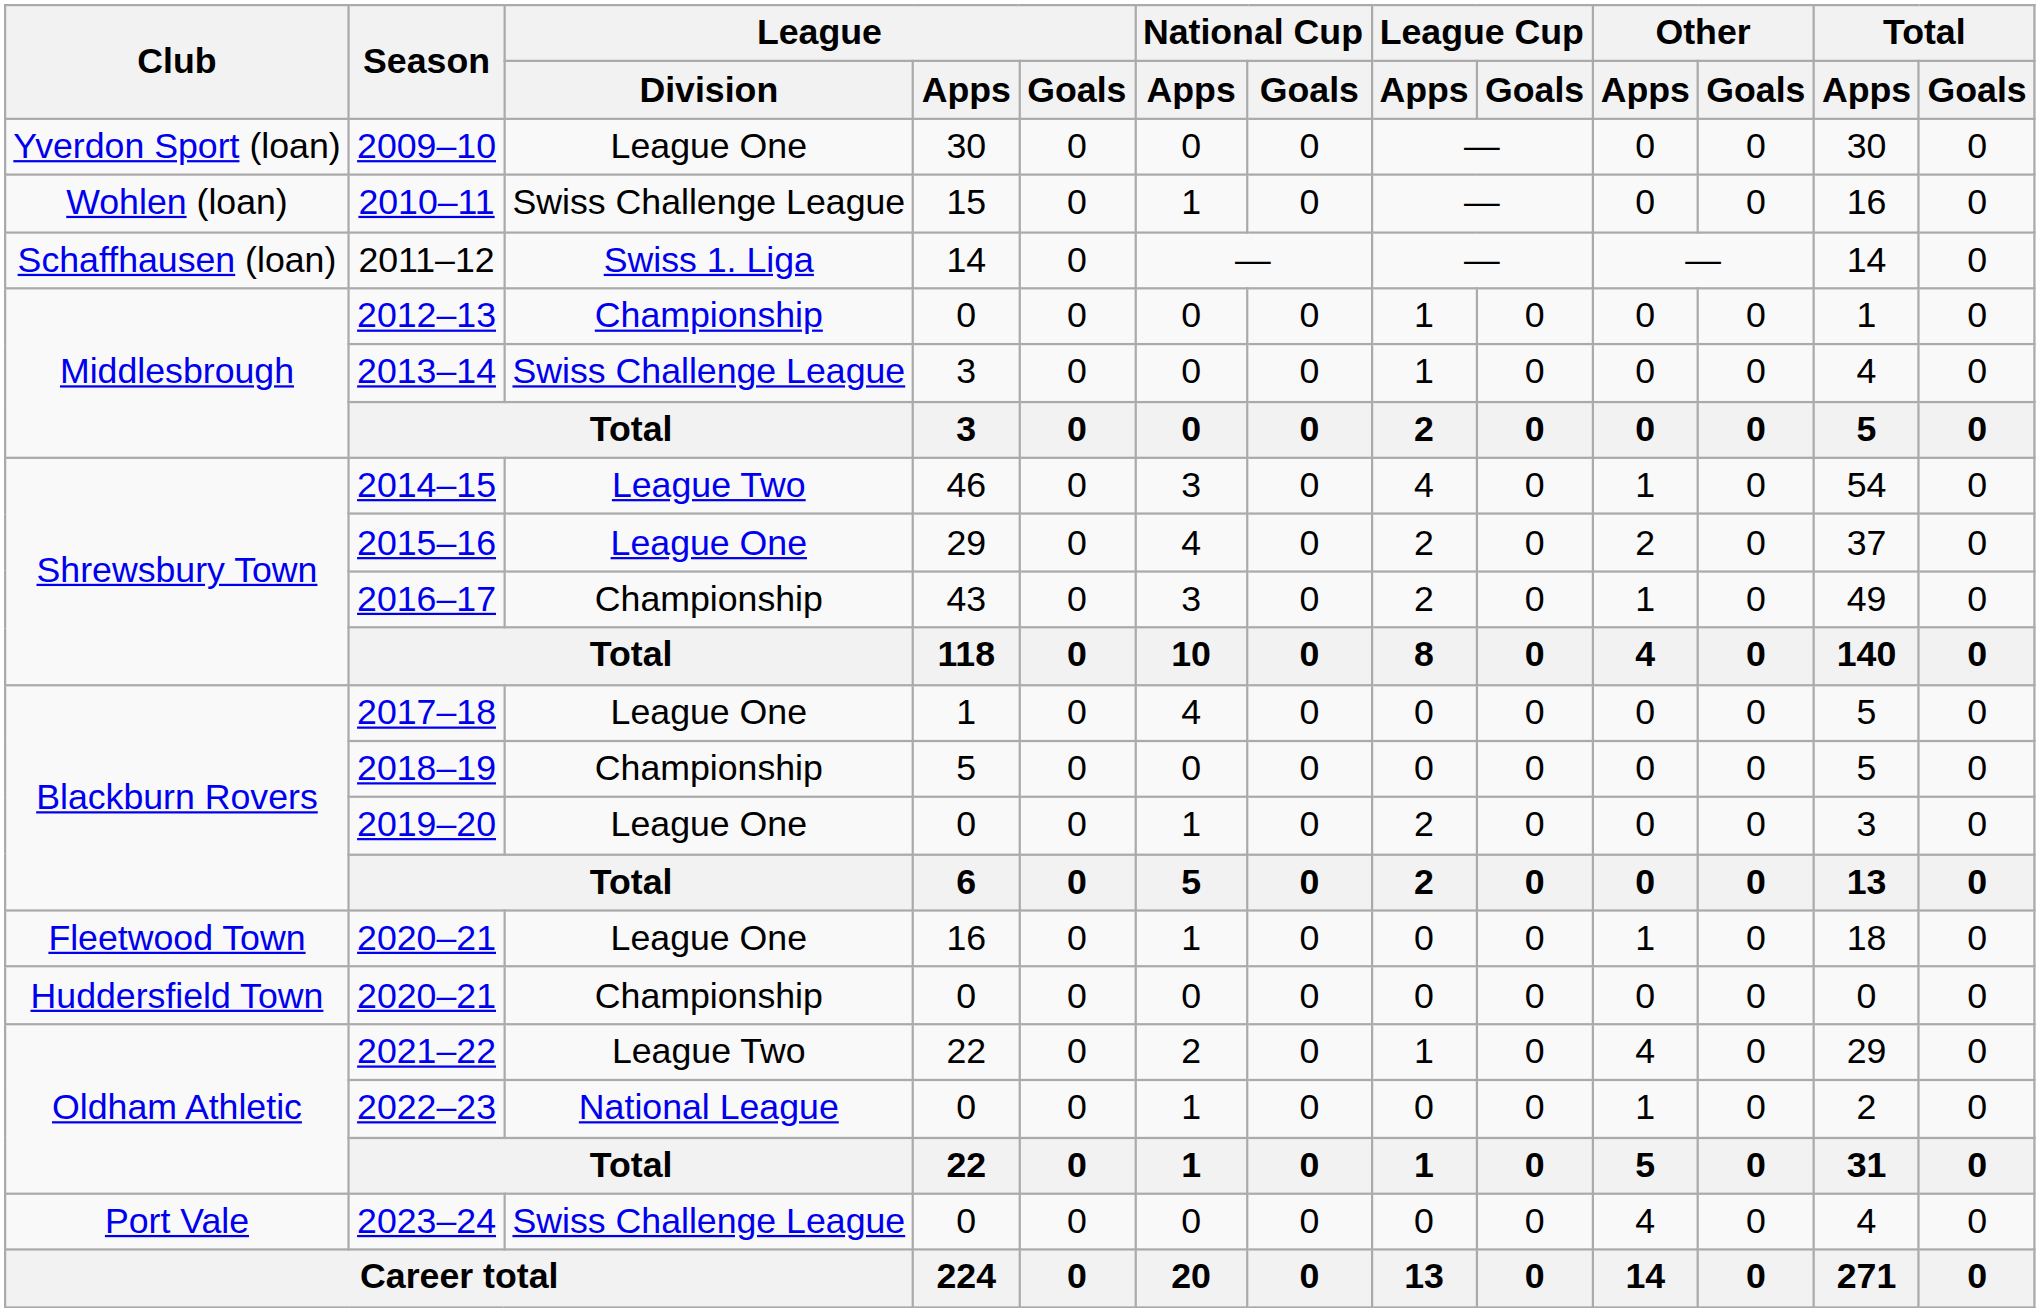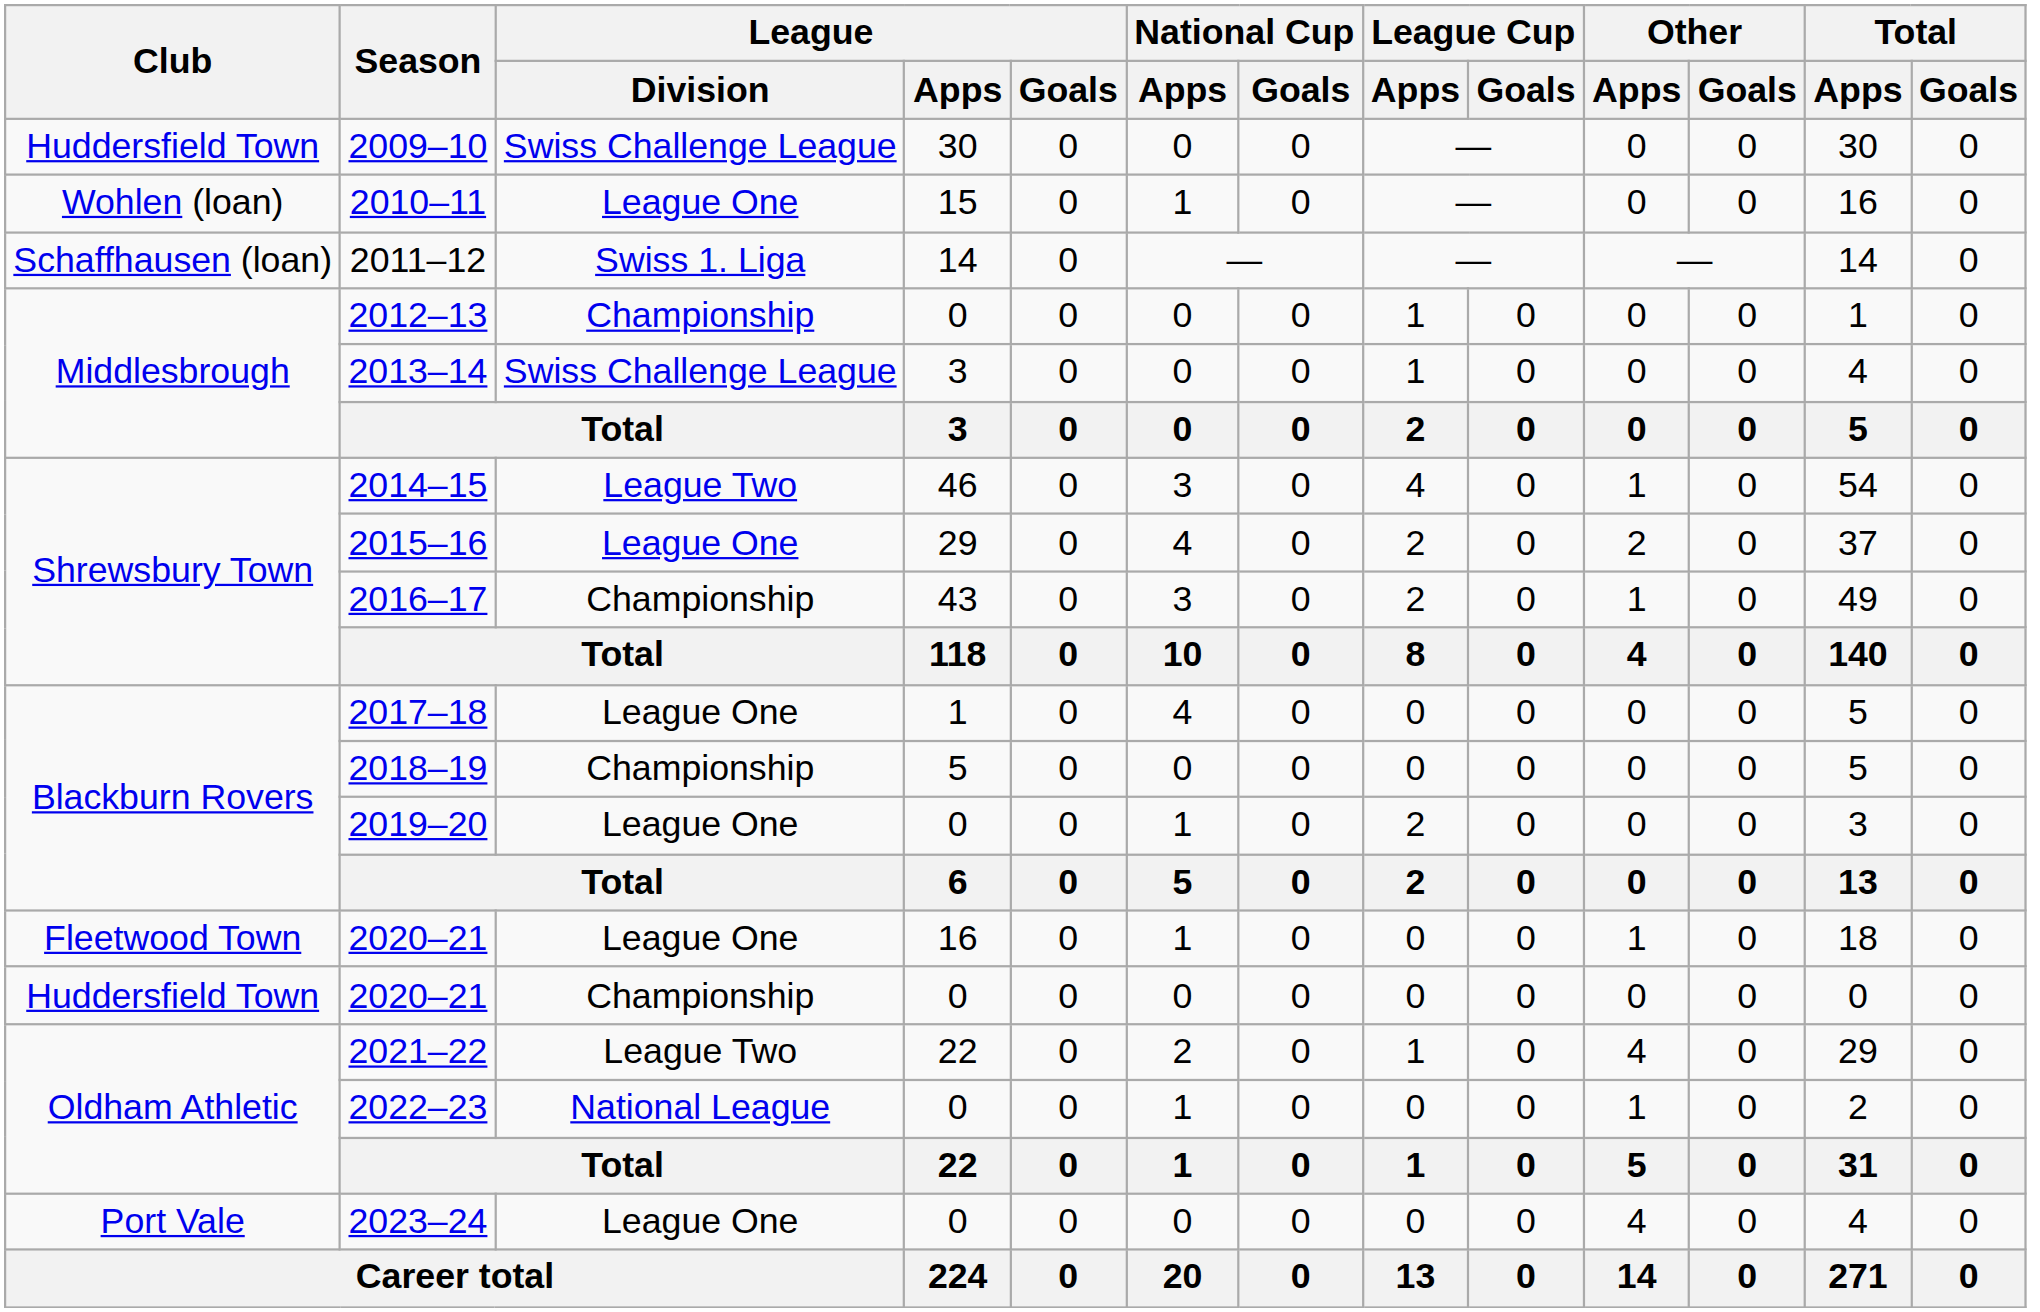(177, 145) Yverdon Sport (loan) -> (173, 145) Huddersfield Town
(709, 145) League One -> (700, 145) Swiss Challenge League
(709, 202) Swiss Challenge League -> (700, 202) League One
(709, 1221) Swiss Challenge League -> (700, 1221) League One
